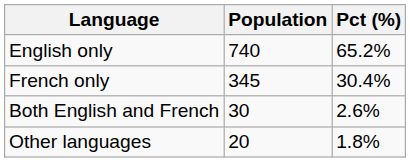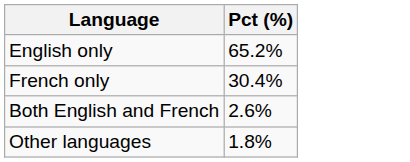- column: (278, 19)
